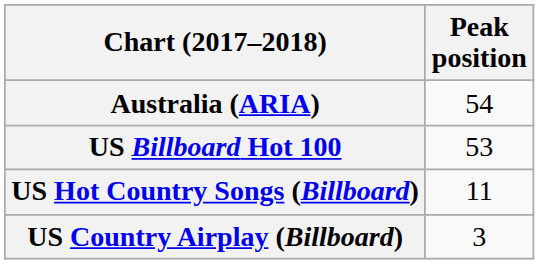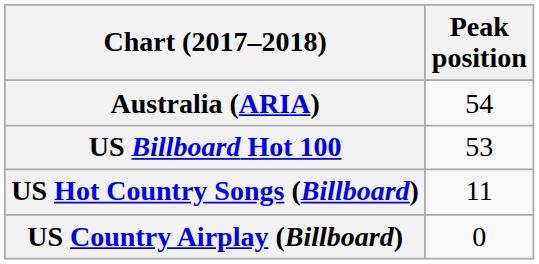(479, 235) 3 -> (479, 235) 0
